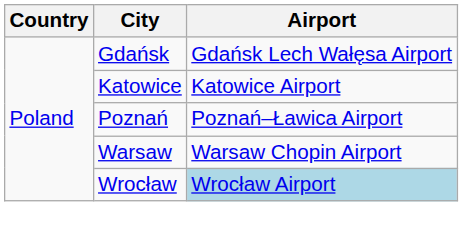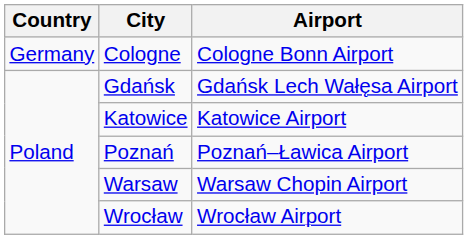+ row: (142, 53)
(263, 184) lightblue background -> (269, 217) no background
